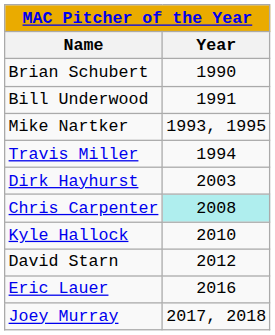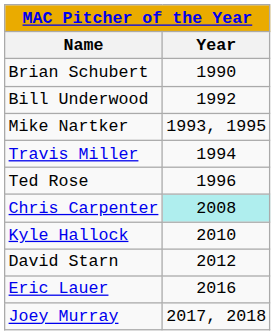(216, 100) 1991 -> (216, 100) 1992
+ row: (49, 181)
- row: (74, 181)
